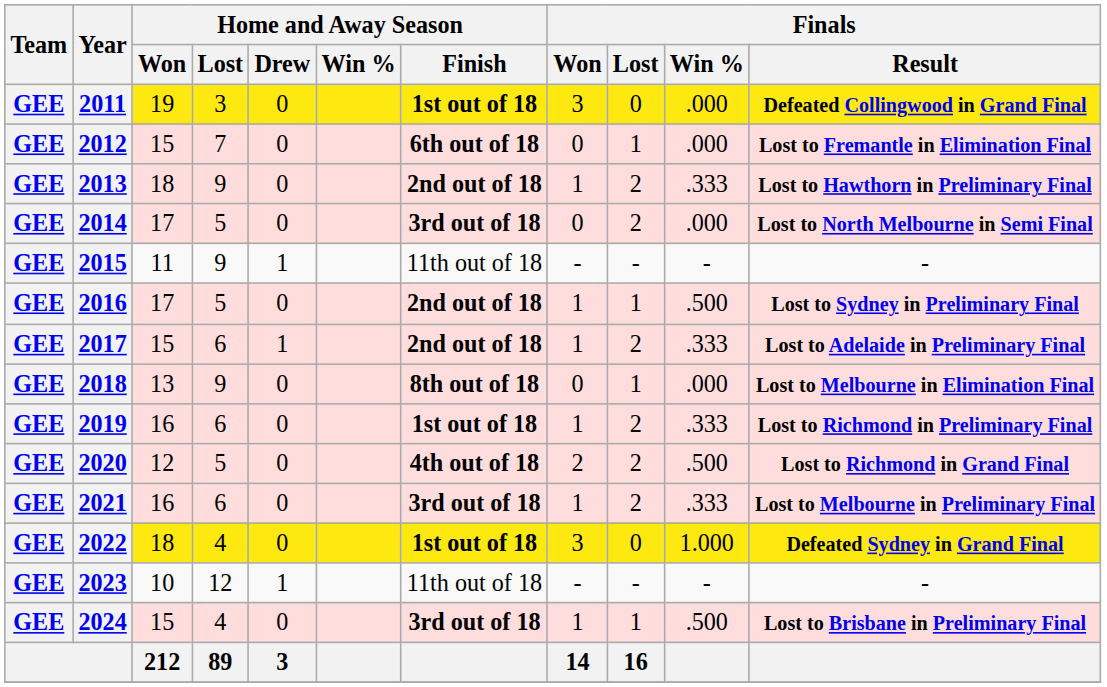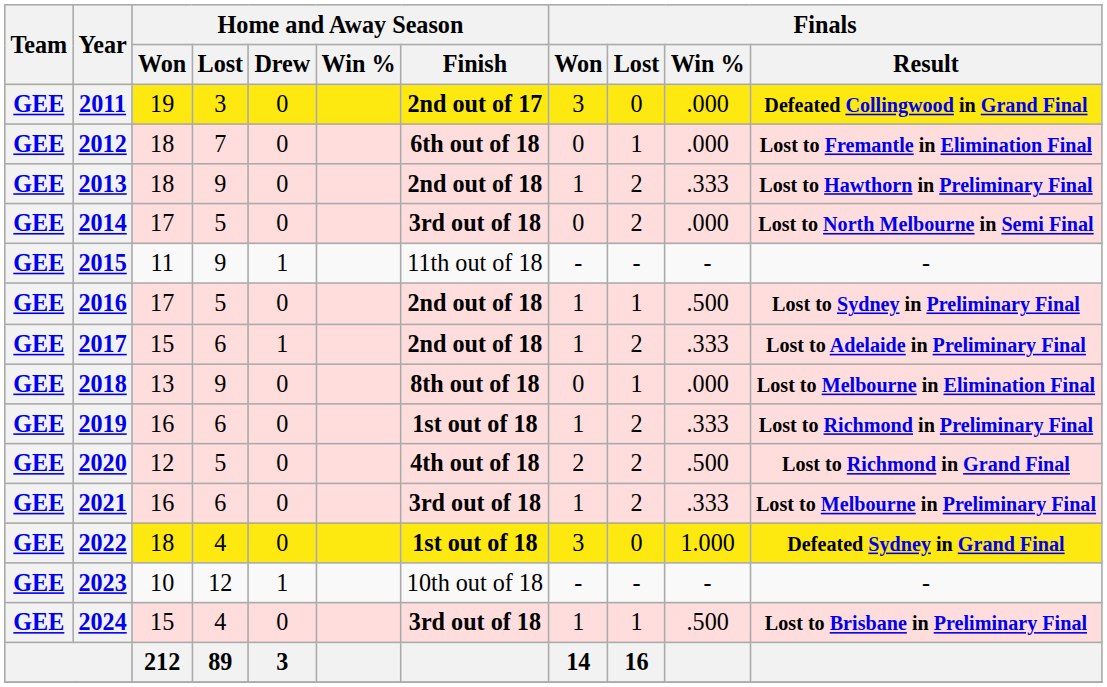(474, 104) 1st out of 18 -> (475, 104) 2nd out of 17
(162, 144) 15 -> (162, 144) 18
(474, 582) 11th out of 18 -> (475, 582) 10th out of 18
